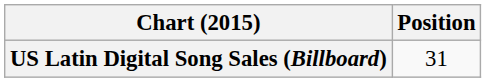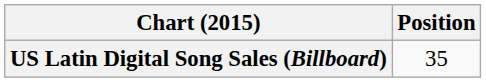(436, 58) 31 -> (436, 58) 35
